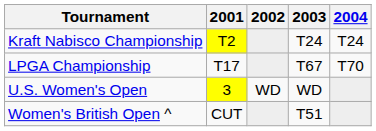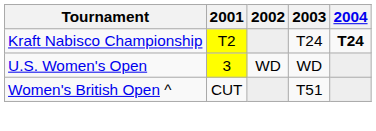(350, 41) normal -> (350, 41) bold
- row: (79, 65)
